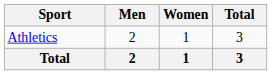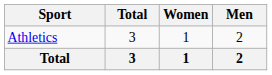columns swapped: (132, 15) <-> (239, 15)
